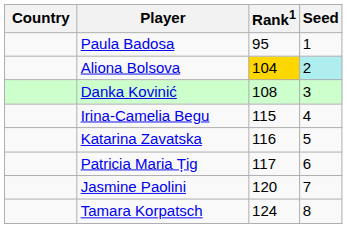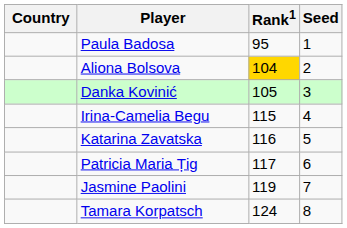(307, 68) paleturquoise background -> (307, 68) no background
(265, 92) 108 -> (265, 92) 105
(265, 187) 120 -> (264, 187) 119
